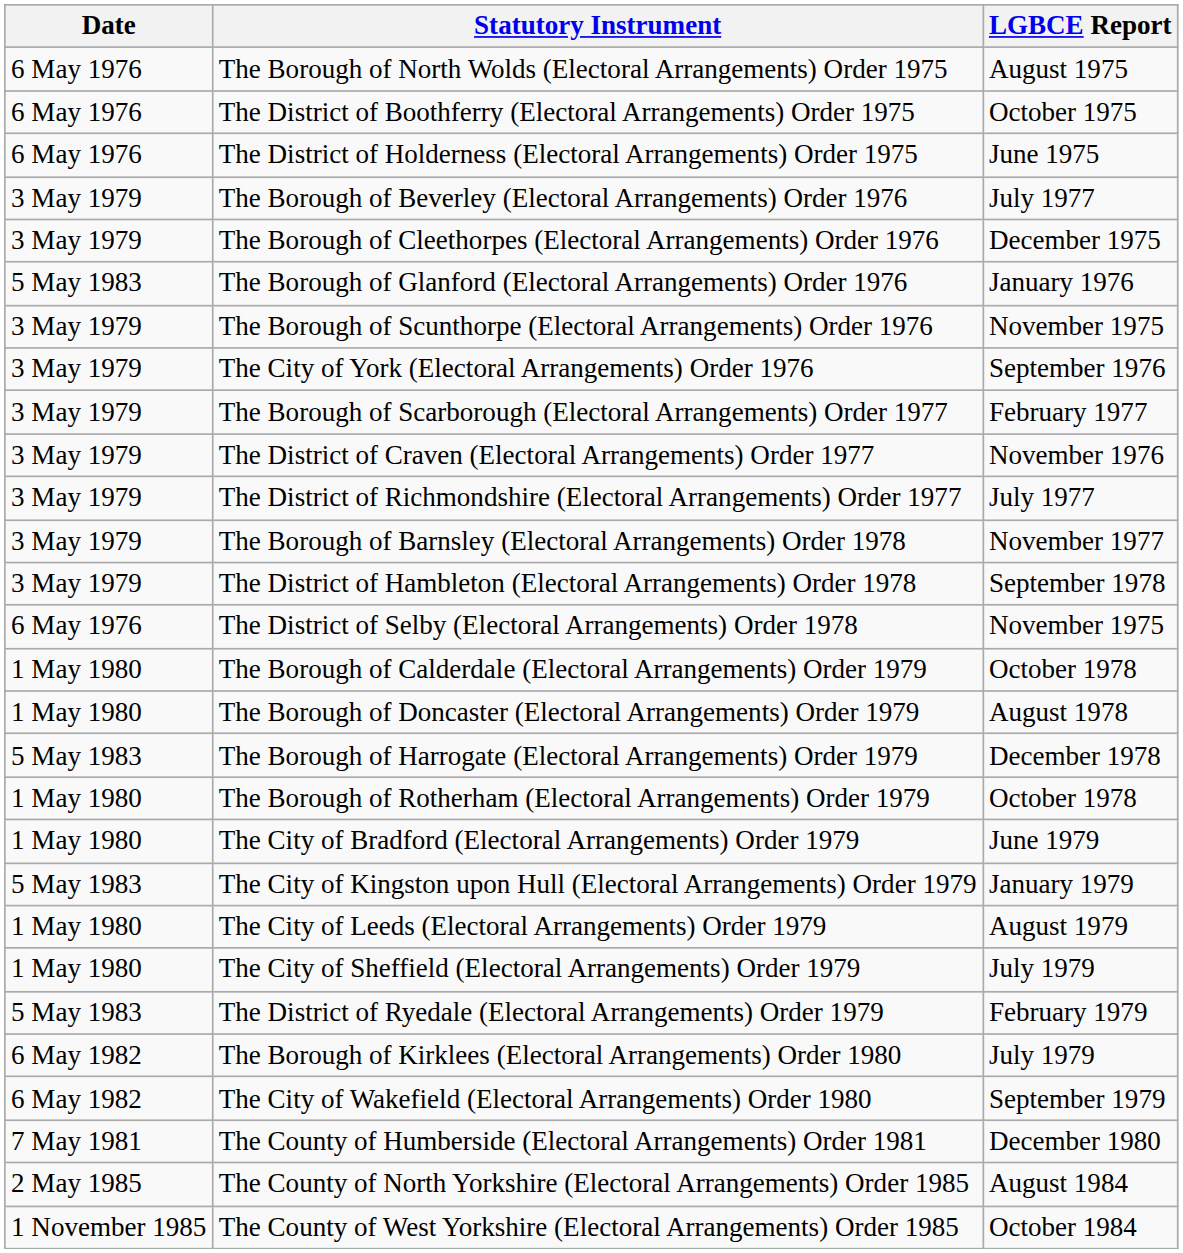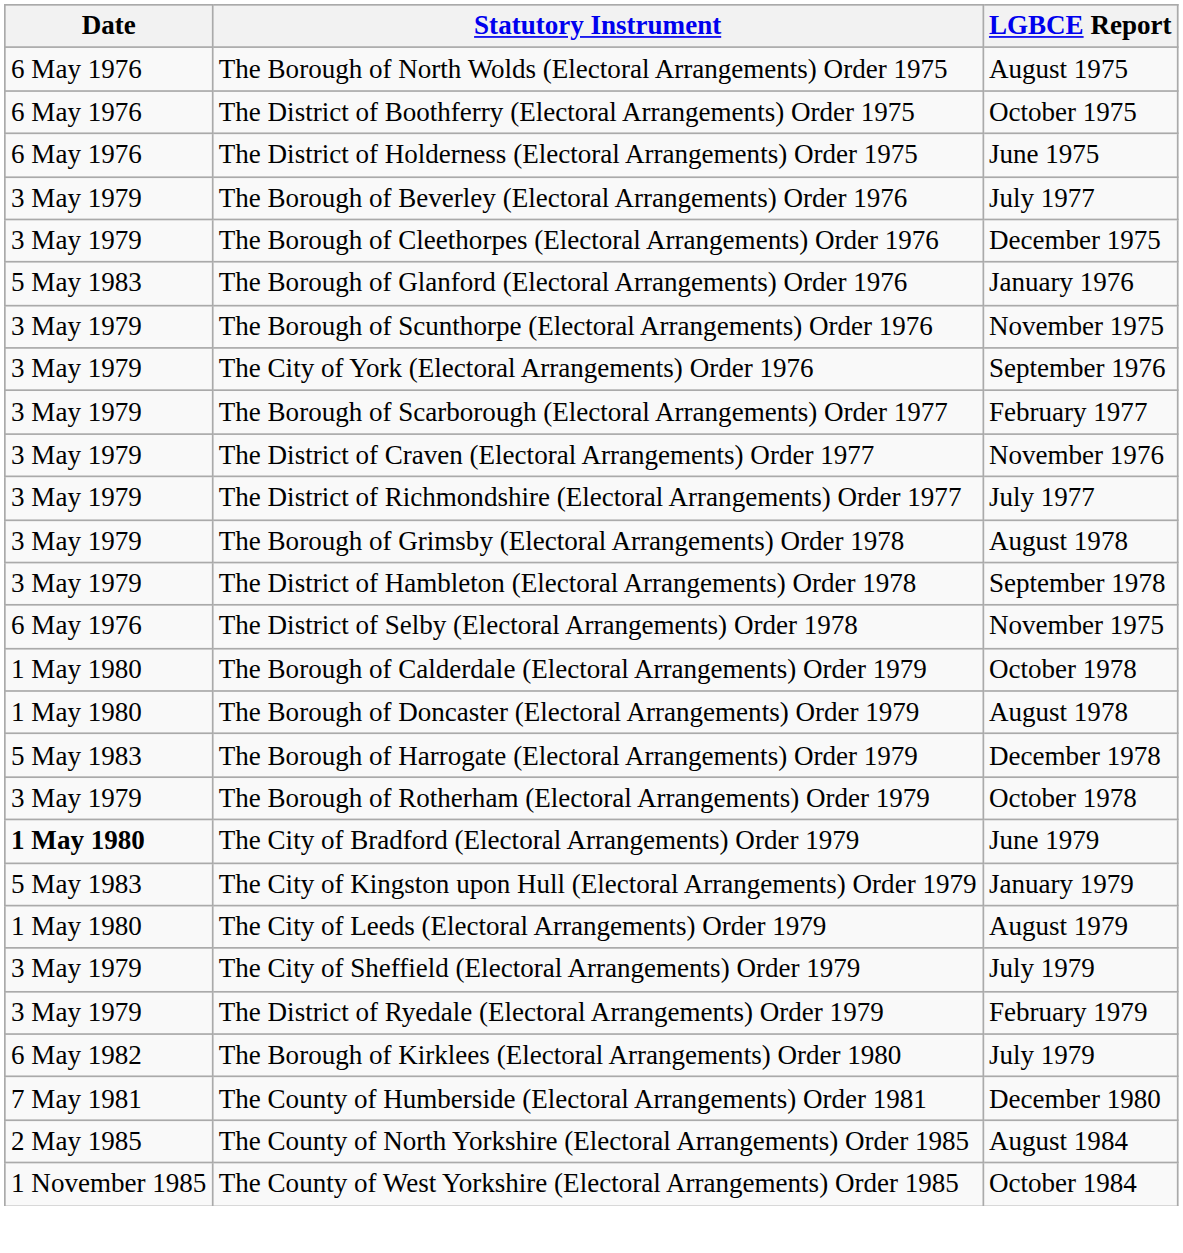- row: (562, 540)
+ row: (562, 540)
(76, 797) 1 May 1980 -> (76, 797) 3 May 1979
(76, 840) normal -> (78, 840) bold
(76, 969) 1 May 1980 -> (76, 969) 3 May 1979
(76, 1012) 5 May 1983 -> (76, 1012) 3 May 1979
- row: (545, 1098)
